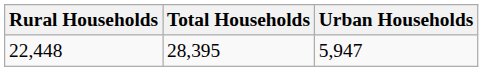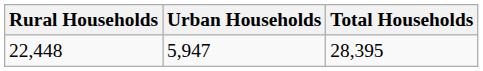columns swapped: (396, 19) <-> (238, 19)
